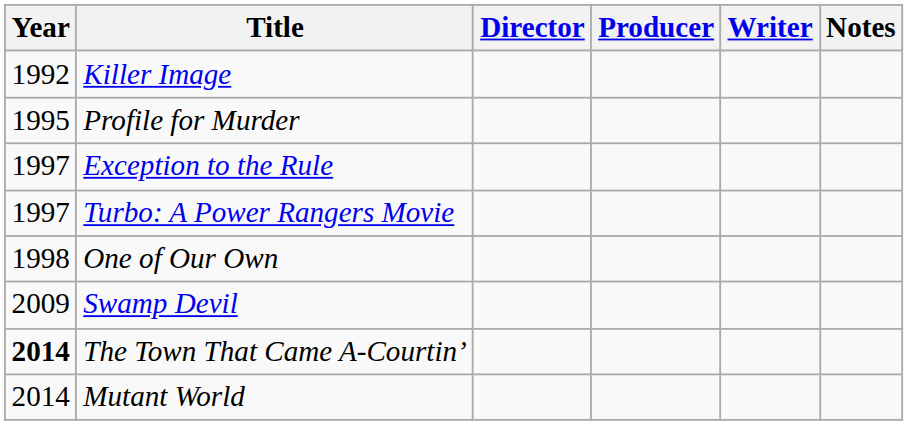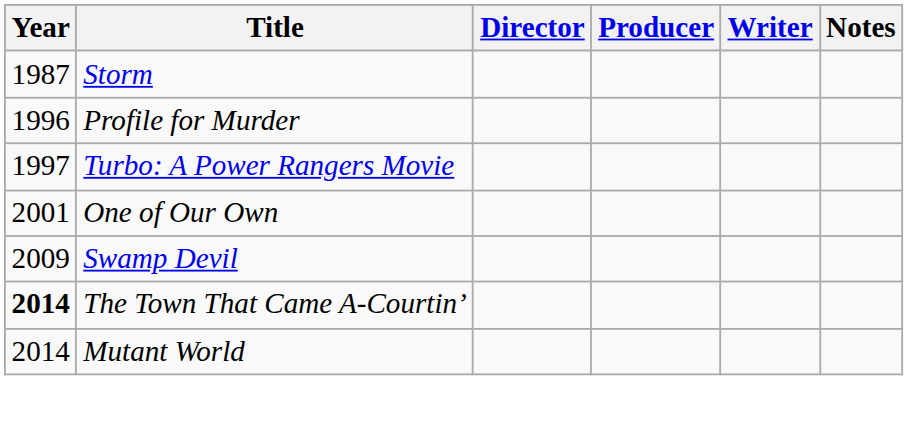+ row: (118, 73)
- row: (157, 73)
(41, 119) 1995 -> (41, 119) 1996
- row: (208, 166)
(41, 258) 1998 -> (41, 212) 2001
